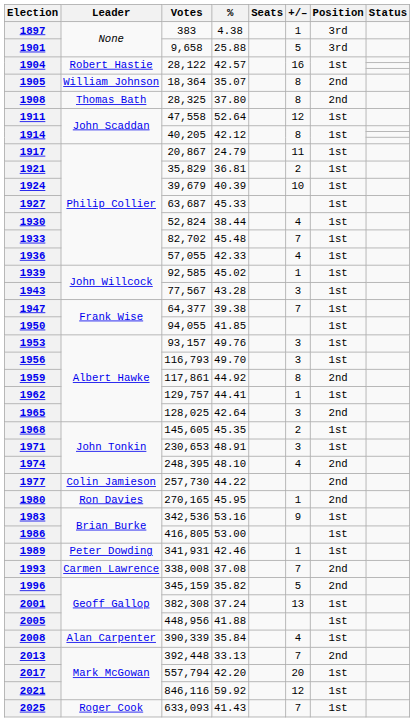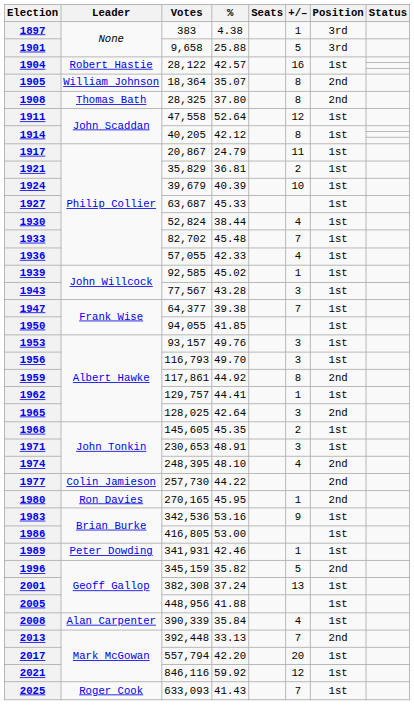- row: (33, 569)
